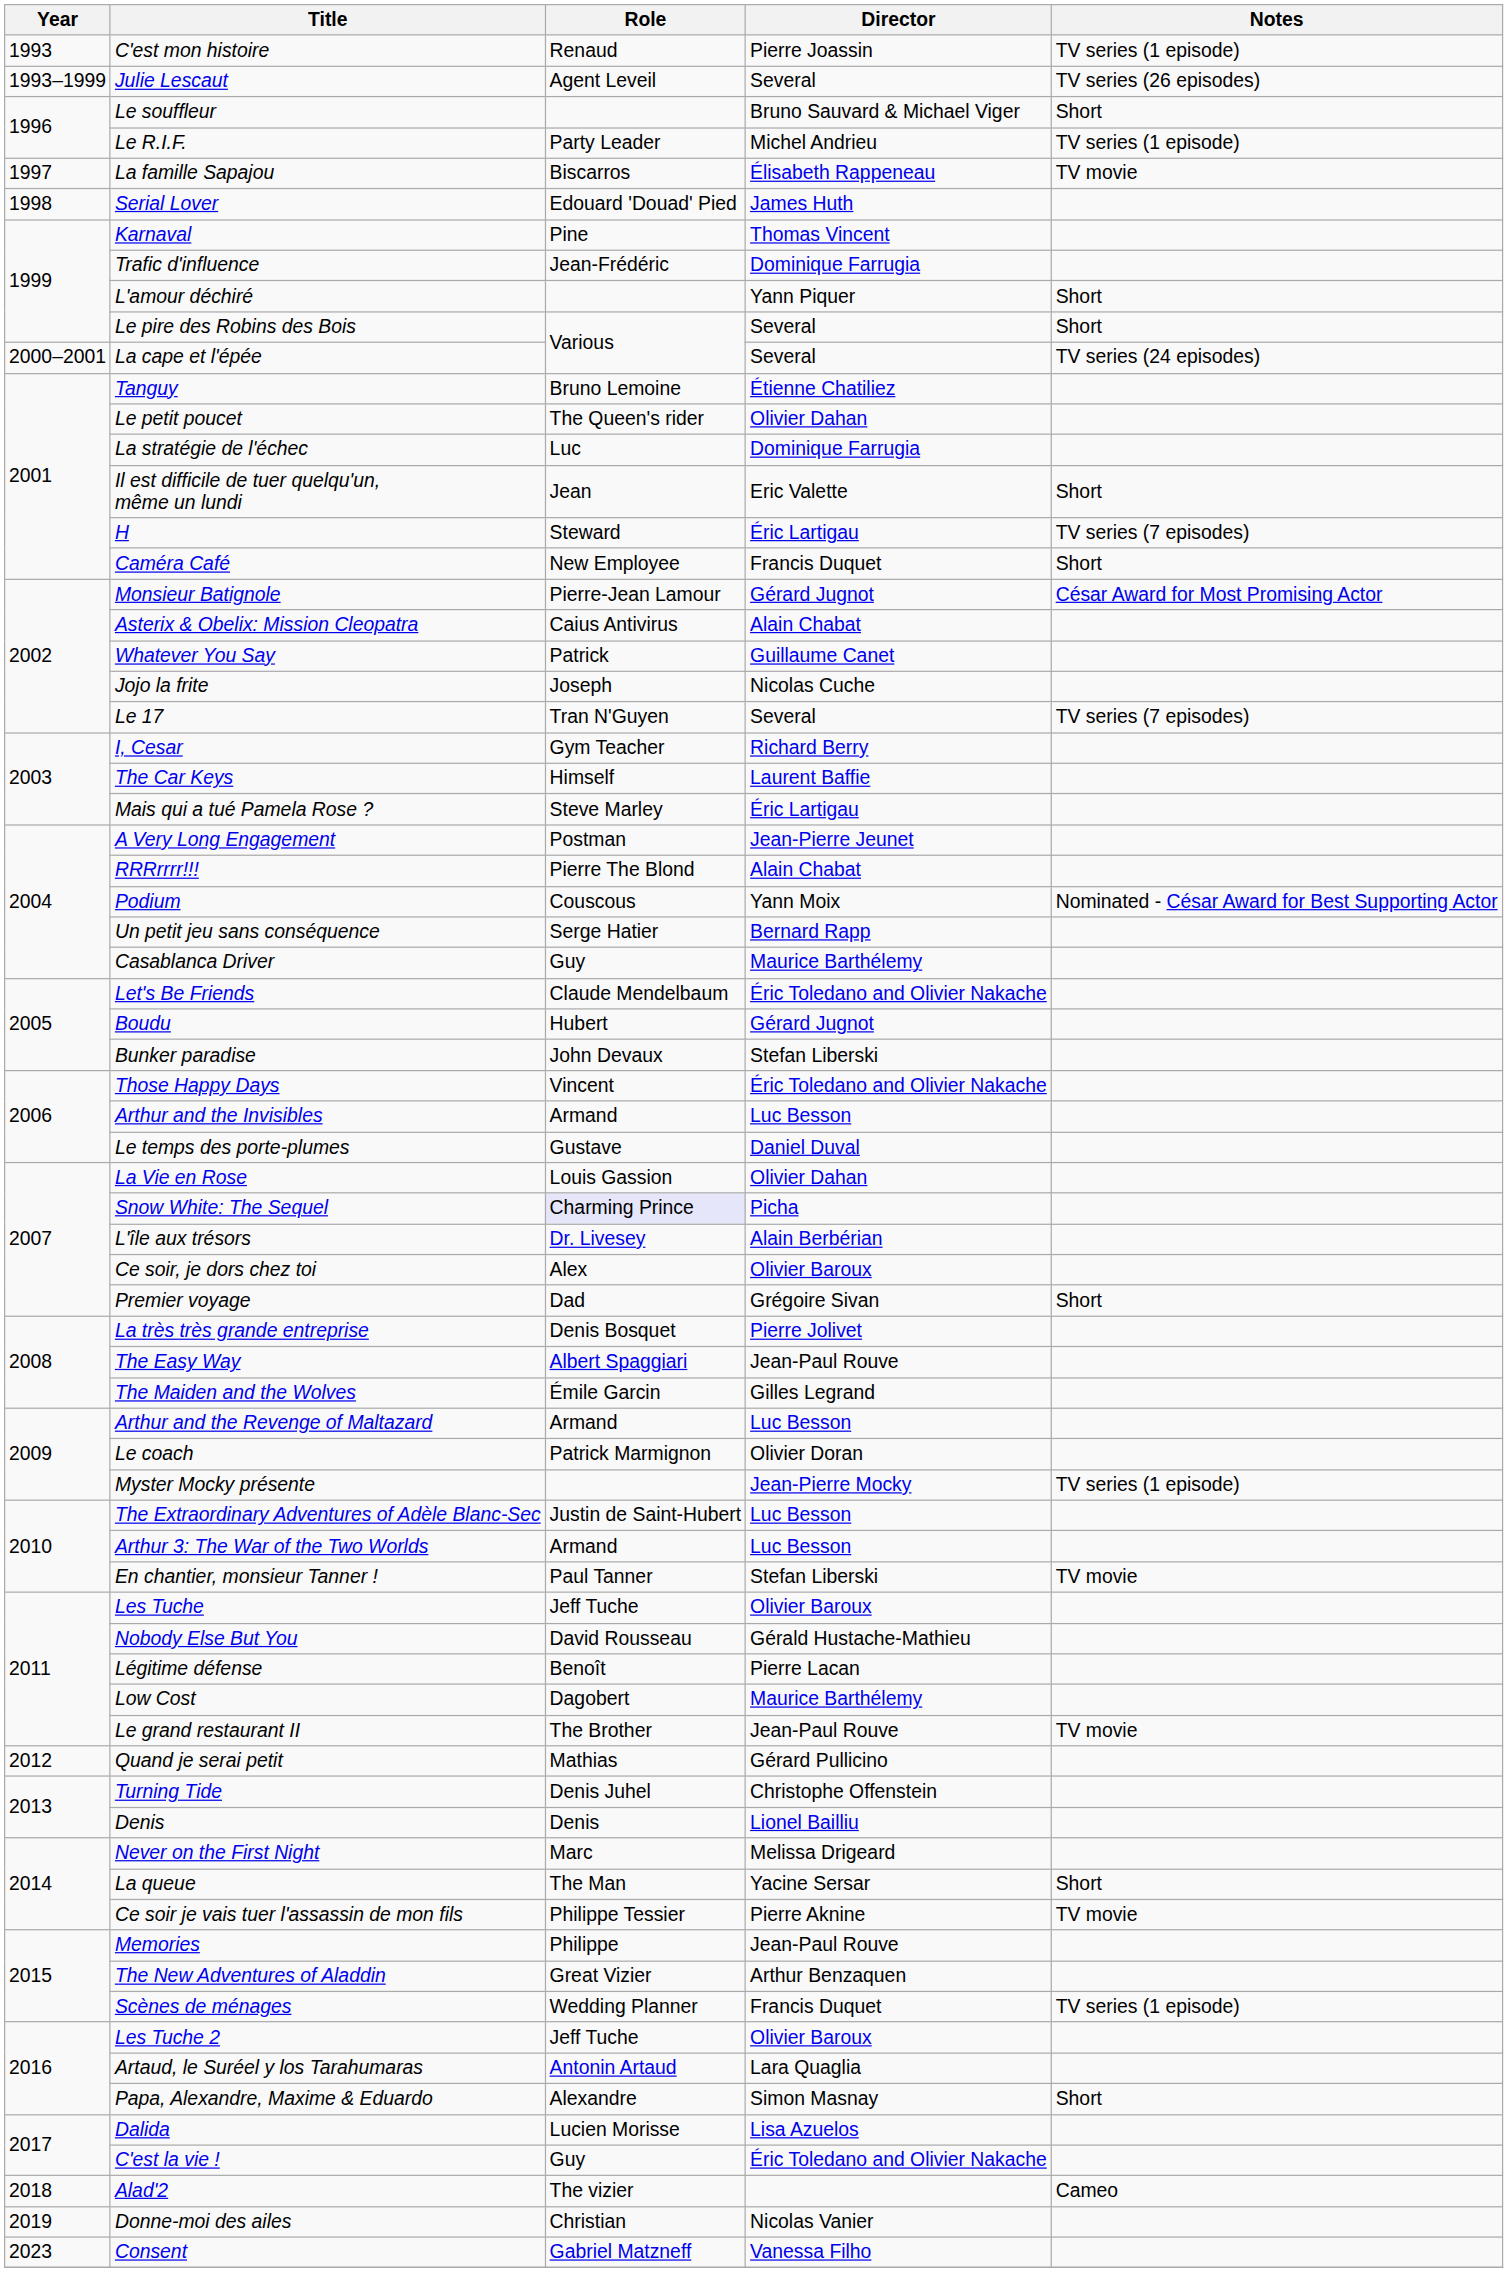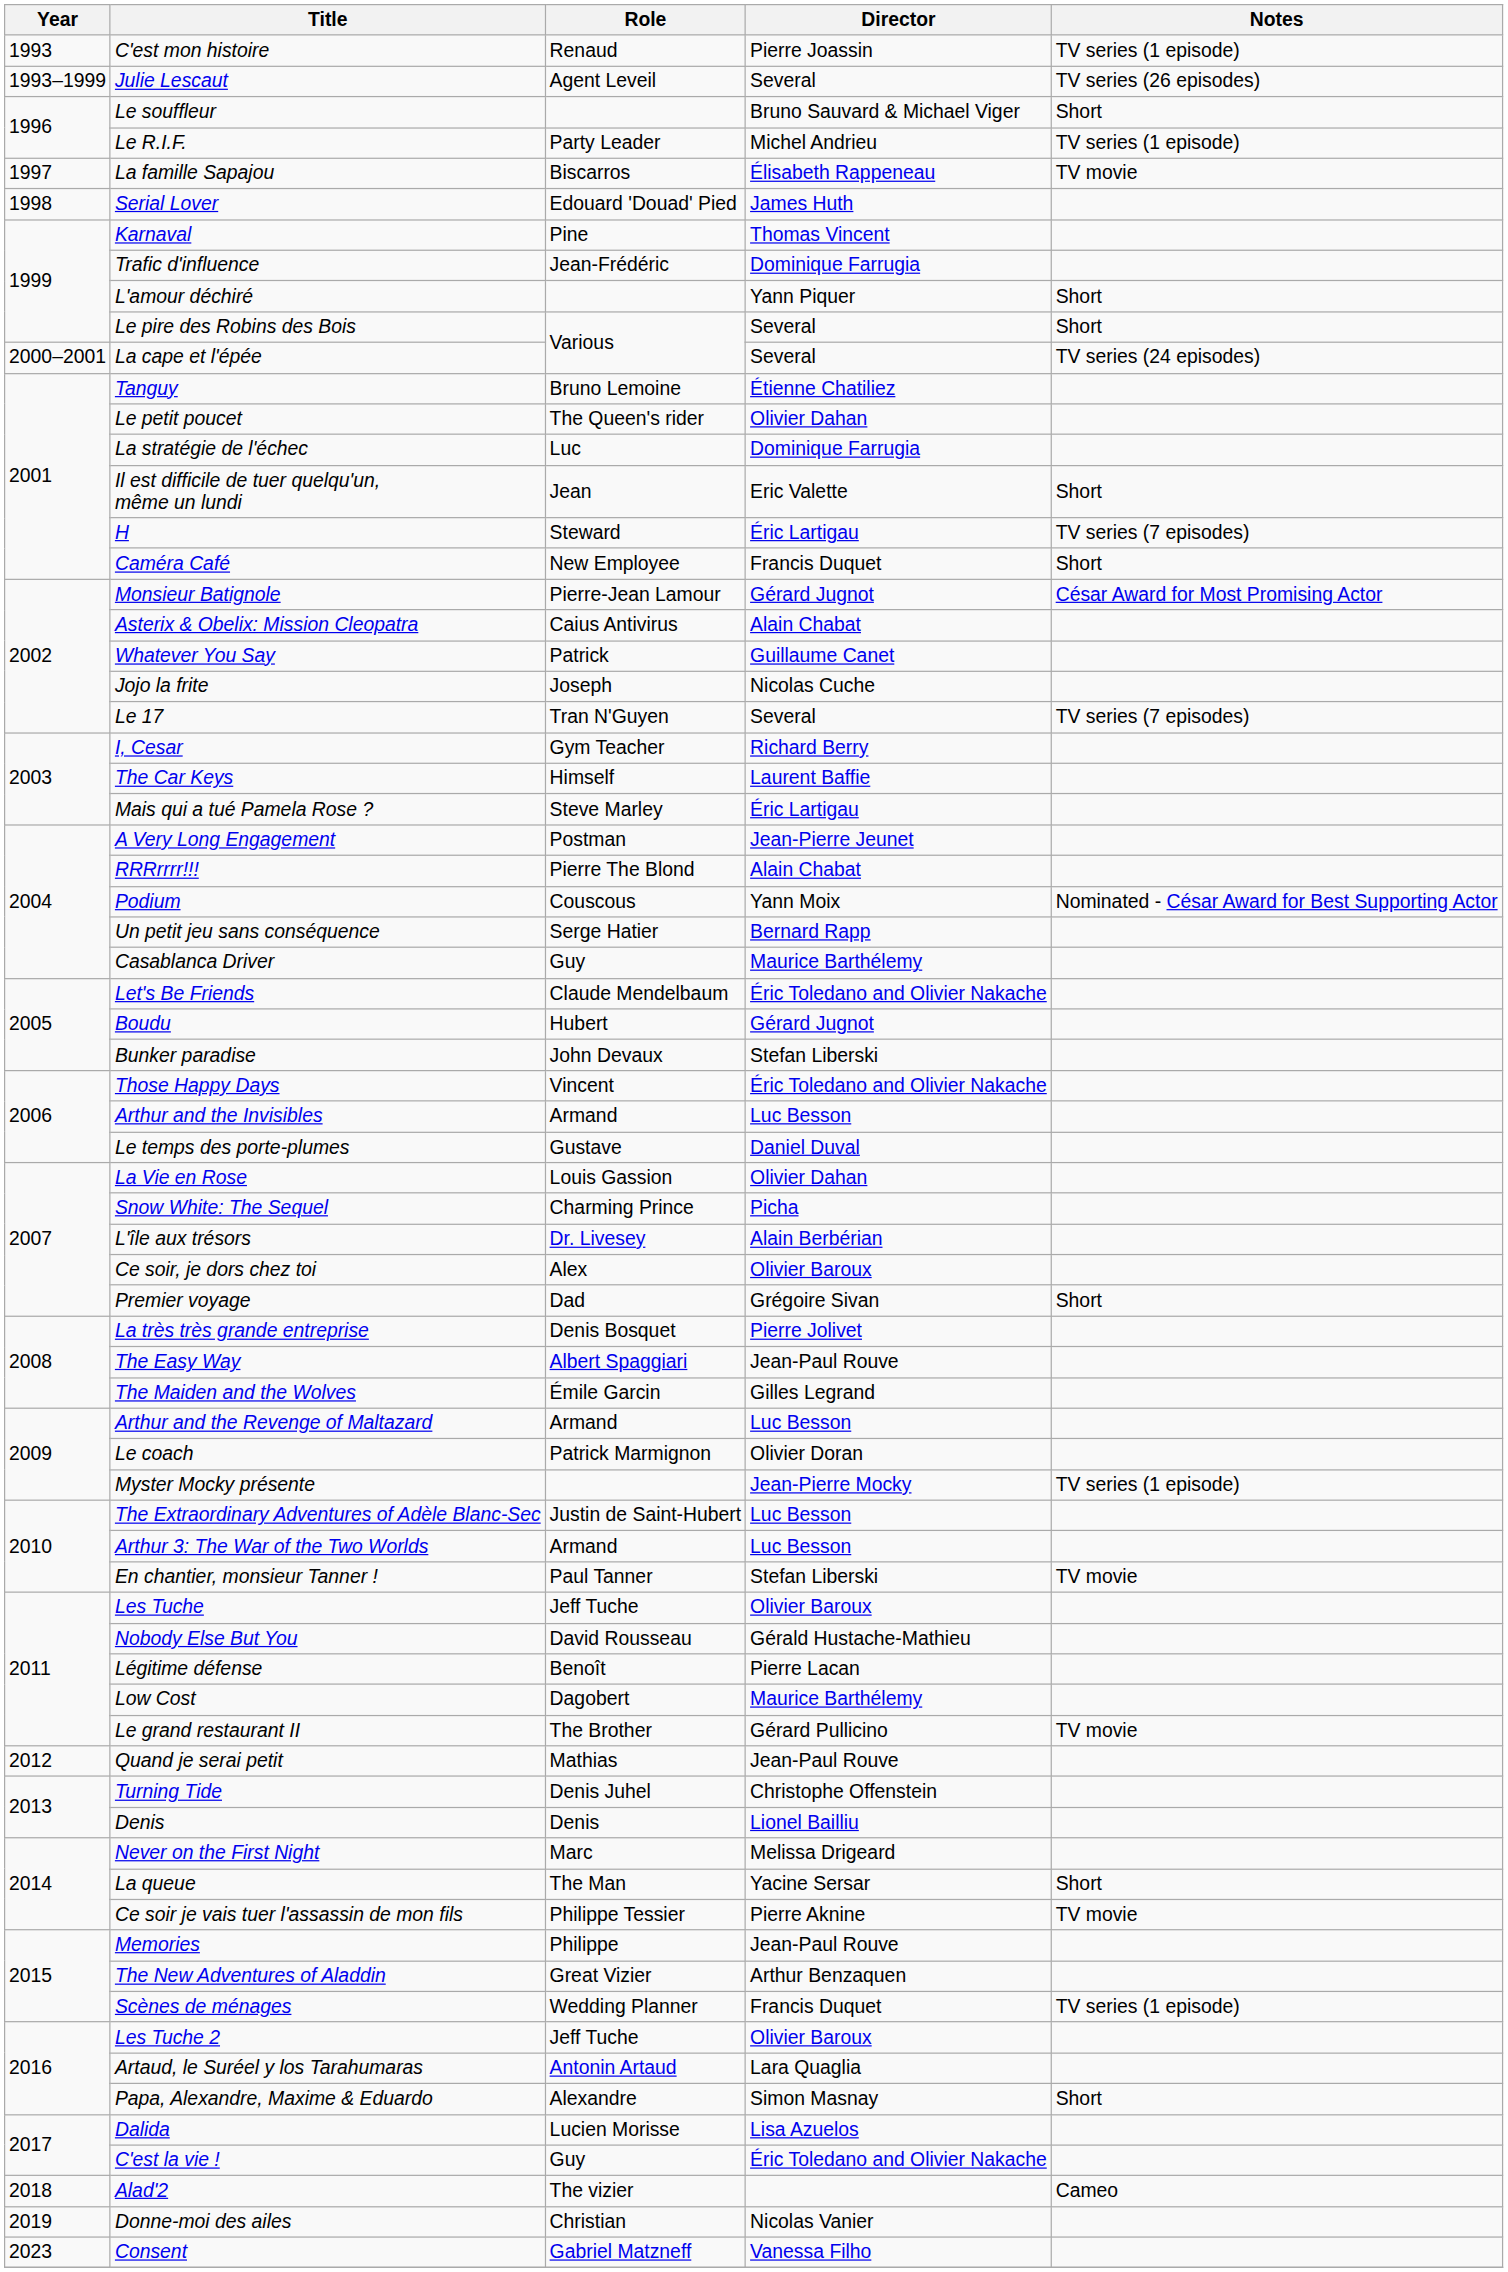(622, 1208) lavender background -> (622, 1208) no background
(824, 1730) Jean-Paul Rouve -> (819, 1730) Gérard Pullicino
(819, 1761) Gérard Pullicino -> (824, 1761) Jean-Paul Rouve
